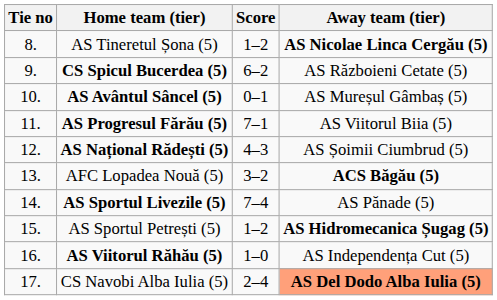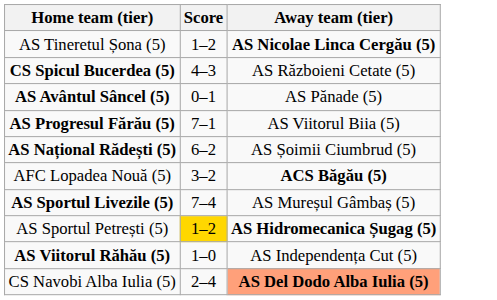- column: (31, 17)
(256, 70) 6–2 -> (204, 70) 4–3
(386, 96) AS Mureșul Gâmbaș (5) -> (334, 96) AS Pănade (5)
(256, 149) 4–3 -> (204, 149) 6–2
(386, 202) AS Pănade (5) -> (334, 202) AS Mureșul Gâmbaș (5)
(256, 228) no background -> (204, 228) gold background
